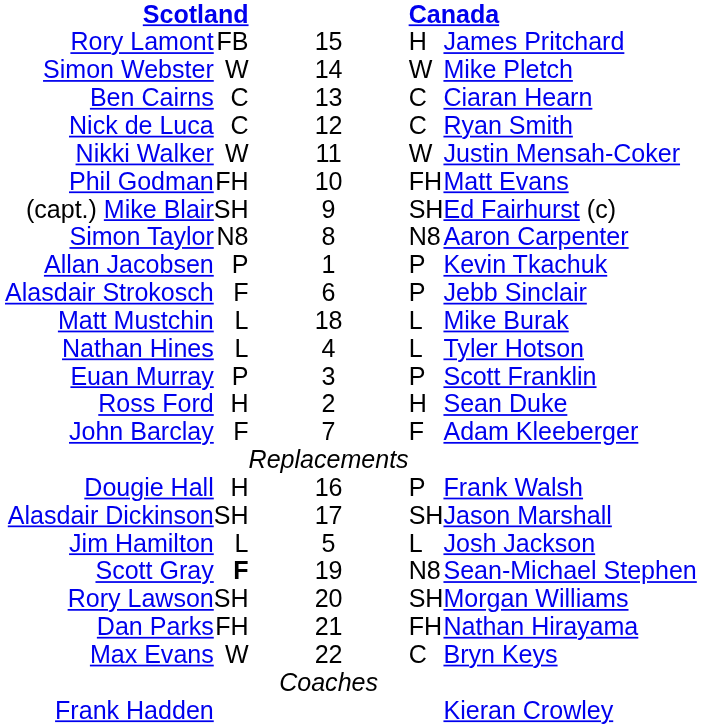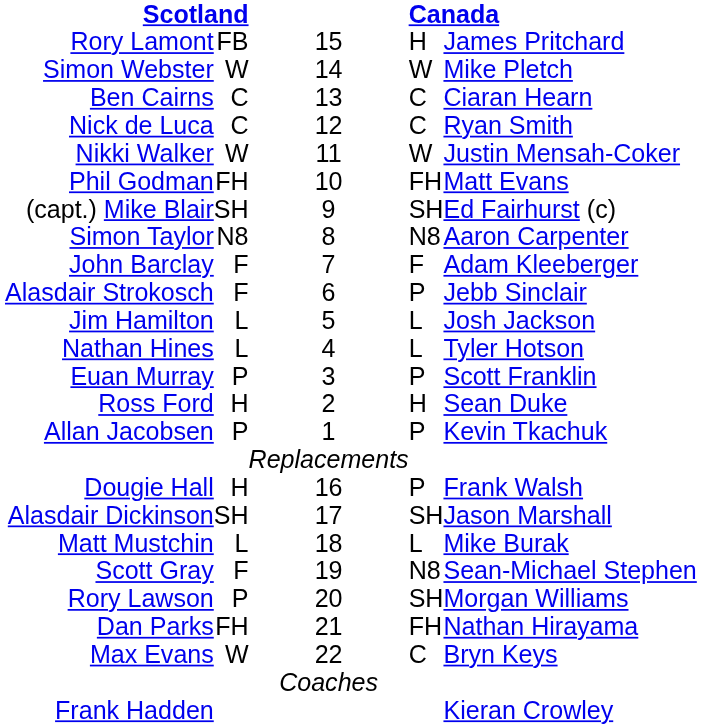rows swapped: (141, 432) <-> (129, 264)
rows swapped: (141, 543) <-> (136, 320)
(241, 571) bold -> (241, 571) normal
(231, 599) SH -> (240, 599) P
